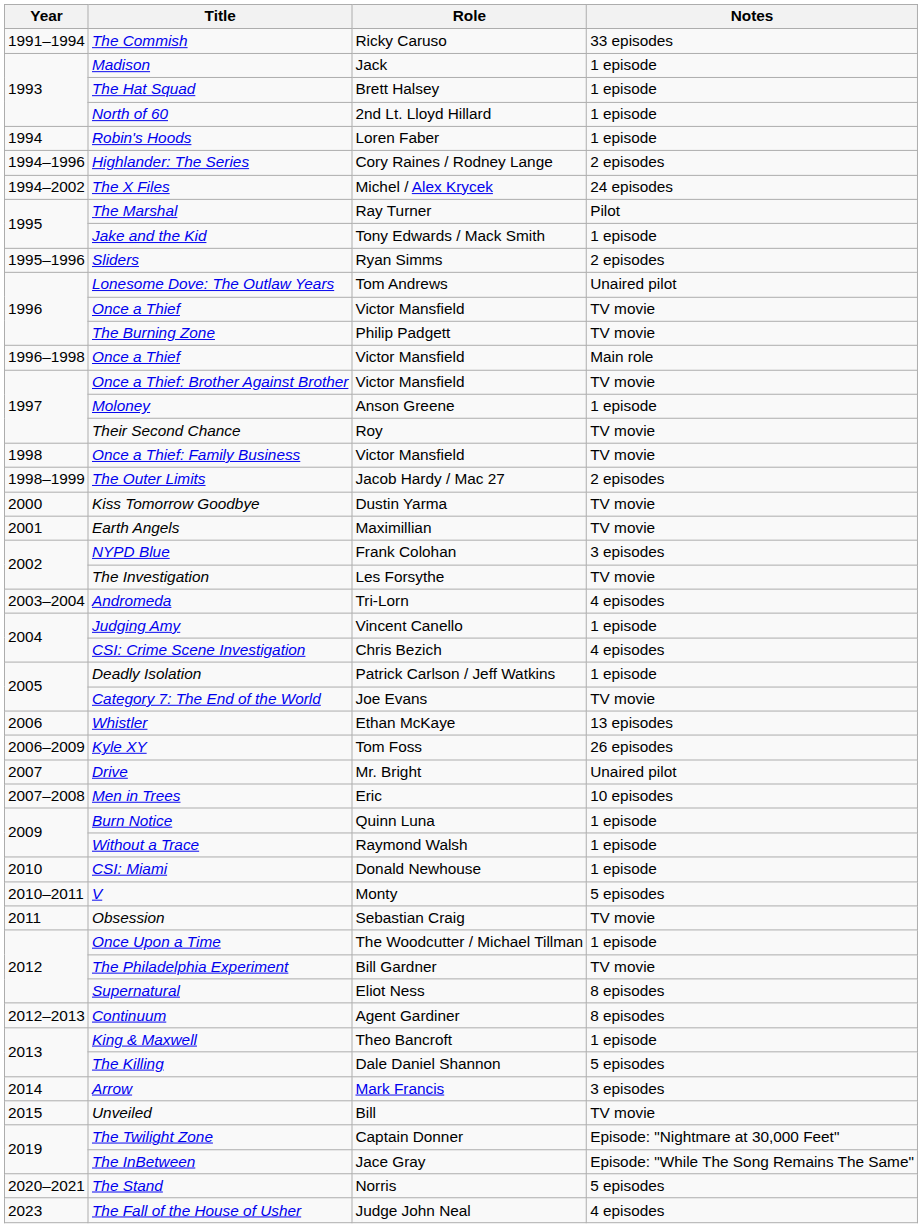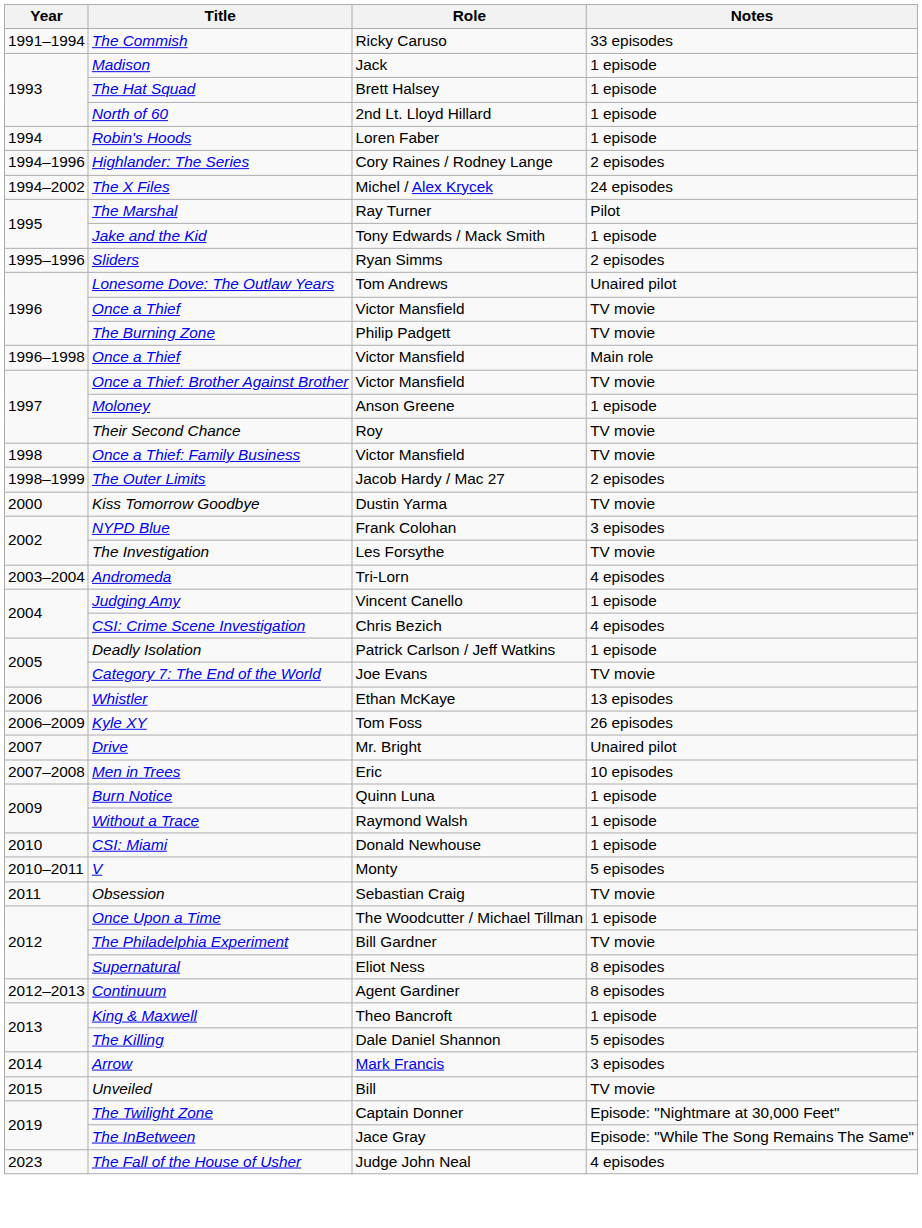- row: (25, 528)
- row: (46, 1185)
